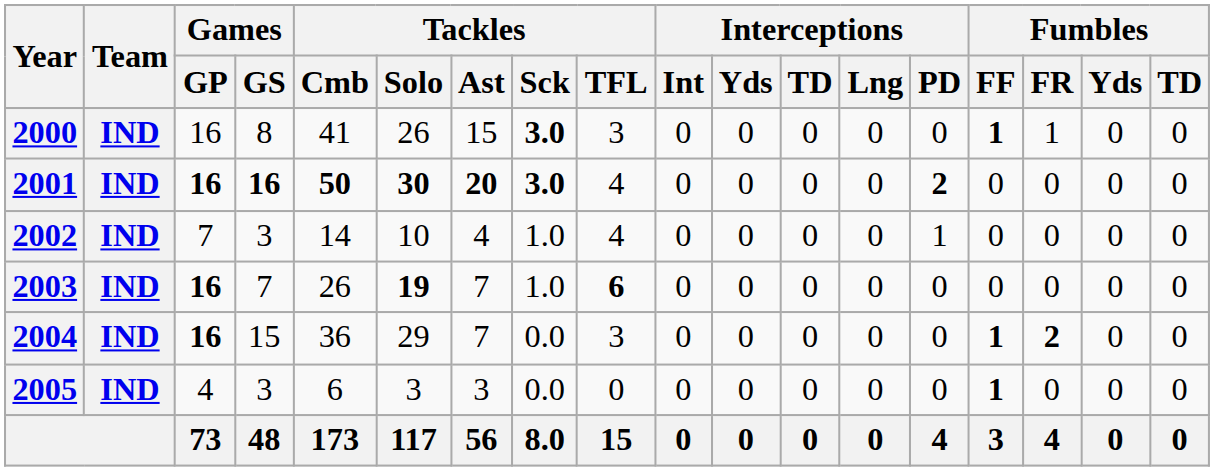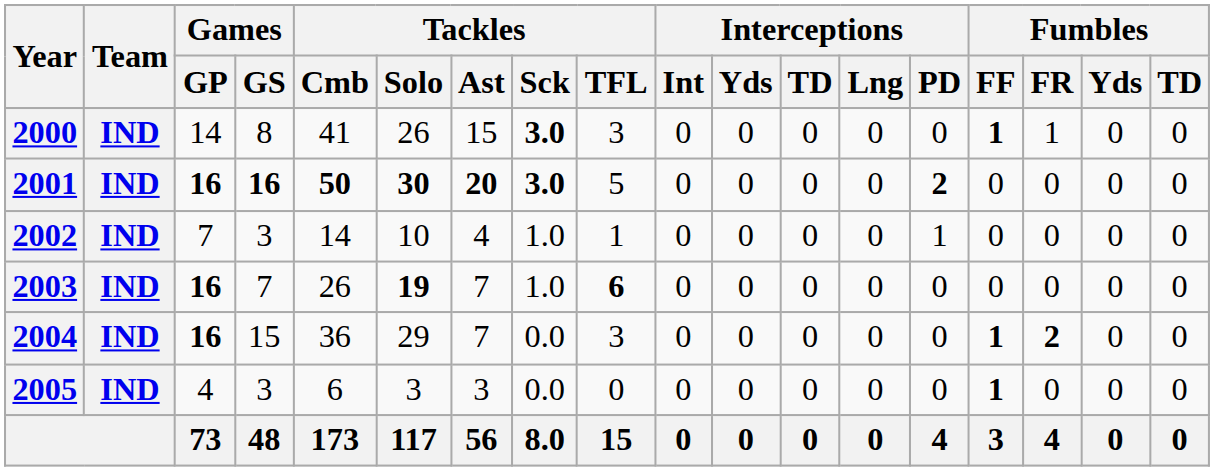(205, 132) 16 -> (205, 132) 14
(616, 183) 4 -> (616, 183) 5
(616, 235) 4 -> (616, 235) 1
